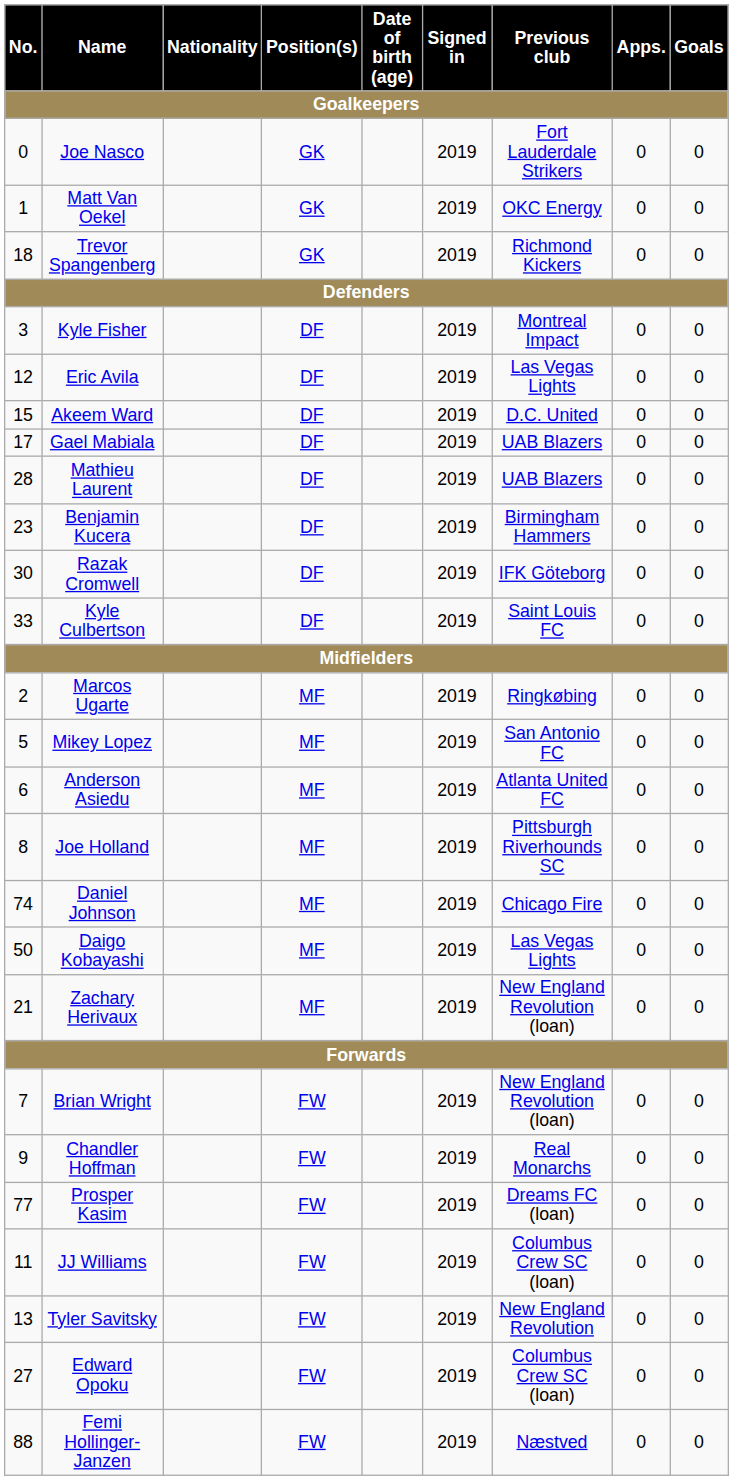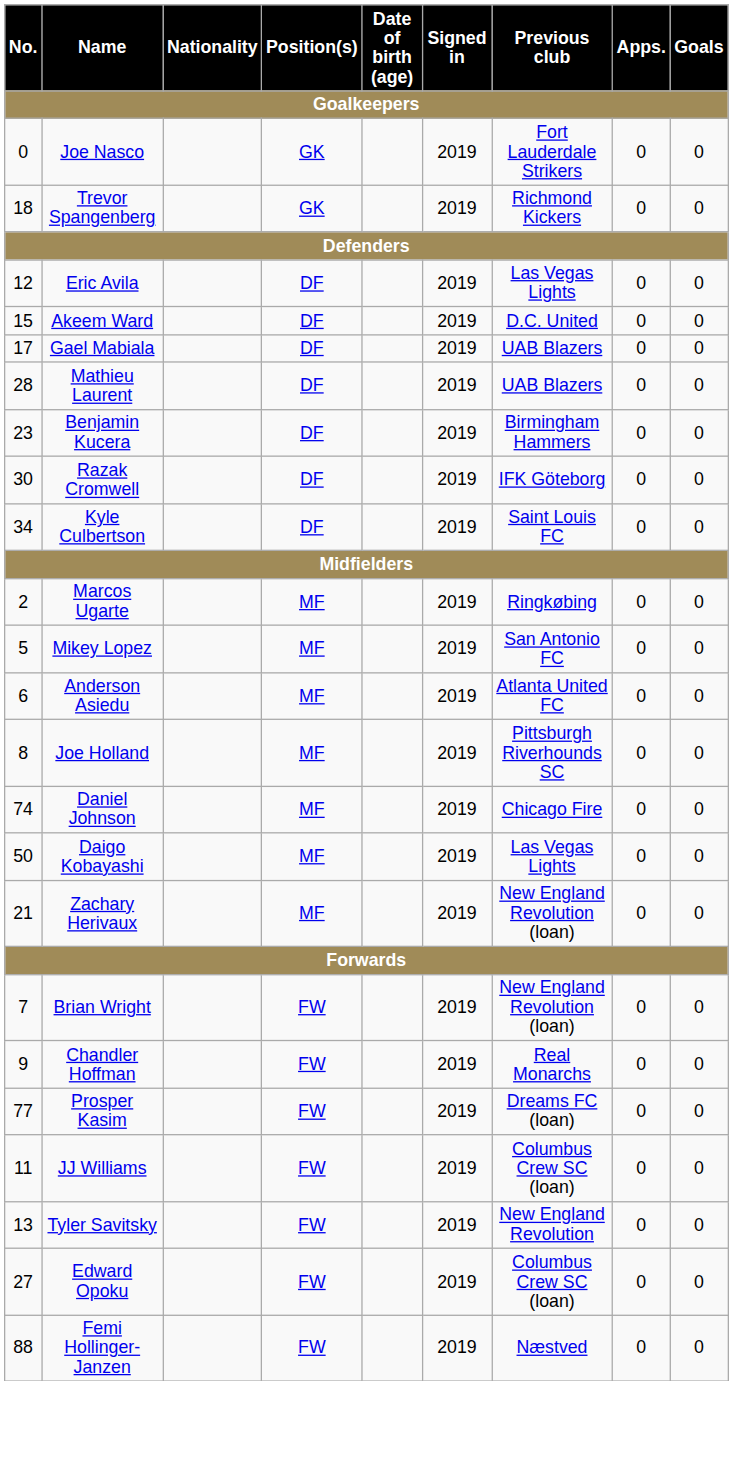- row: (102, 208)
- row: (102, 330)
(23, 621) 33 -> (23, 527) 34
